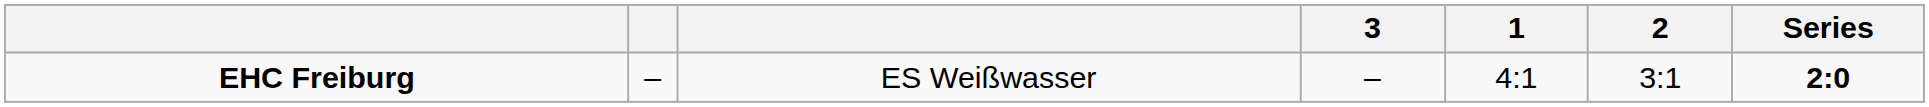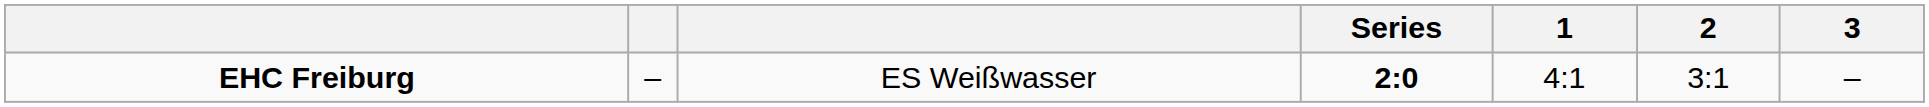columns swapped: (1828, 28) <-> (1372, 28)
